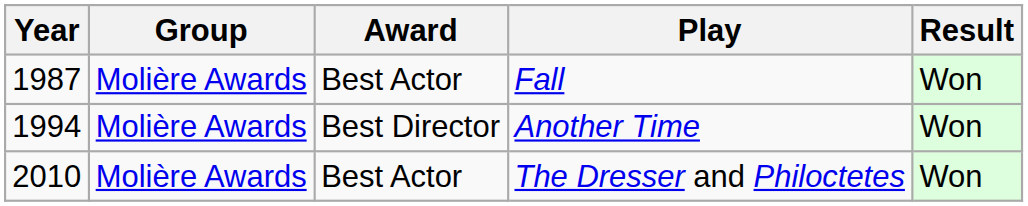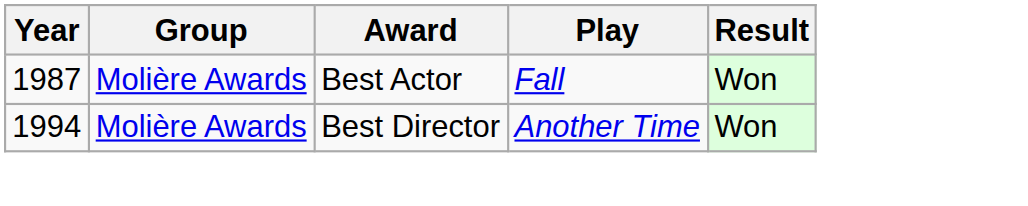- row: (710, 177)
